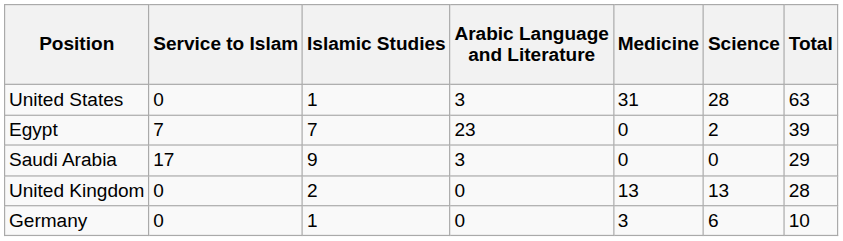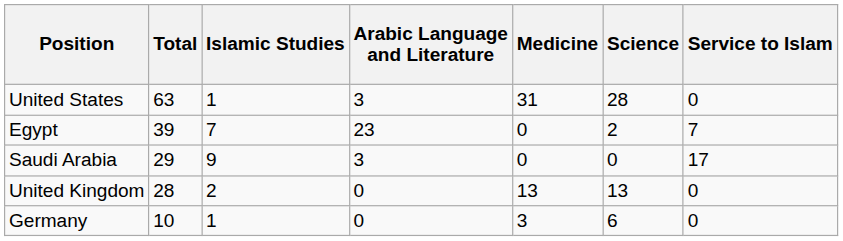columns swapped: (226, 44) <-> (811, 44)
